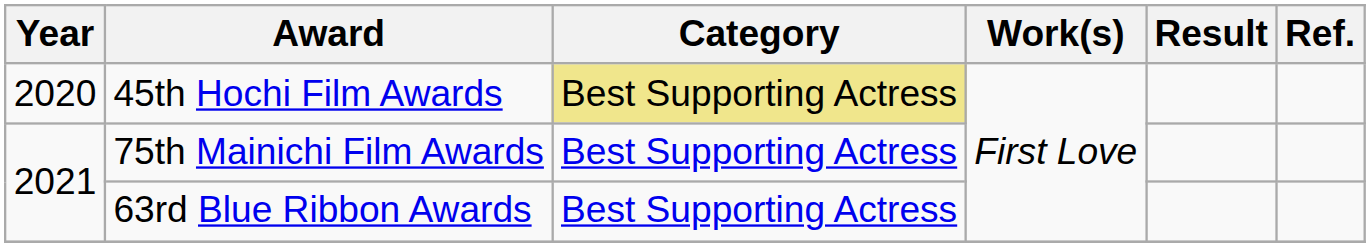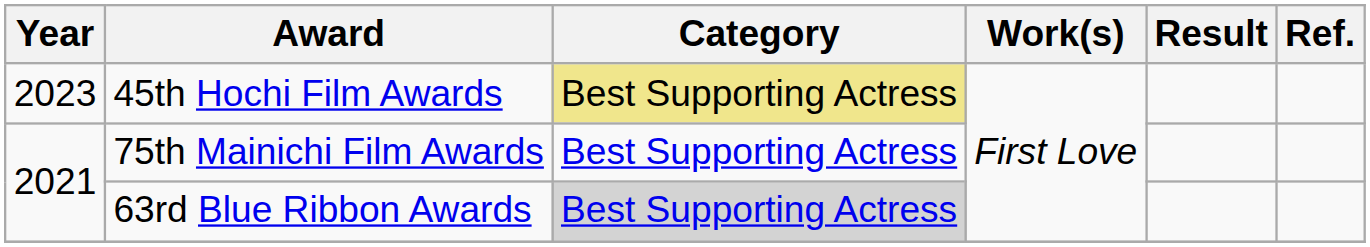(55, 92) 2020 -> (55, 92) 2023
(759, 210) no background -> (759, 210) lightgrey background
